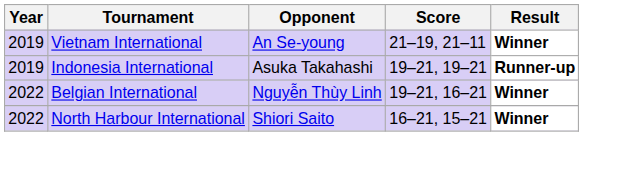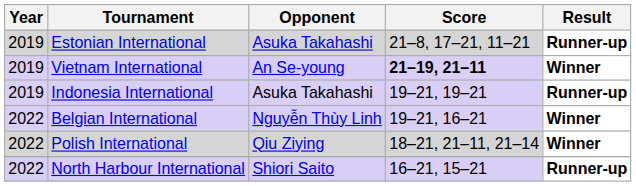+ row: (129, 43)
(438, 43) normal -> (438, 68) bold
+ row: (119, 144)
(521, 119) Winner -> (587, 169) Runner-up
